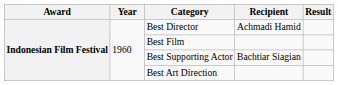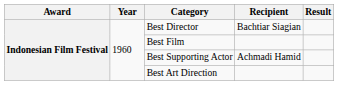(269, 27) Achmadi Hamid -> (269, 27) Bachtiar Siagian
(269, 57) Bachtiar Siagian -> (269, 57) Achmadi Hamid
